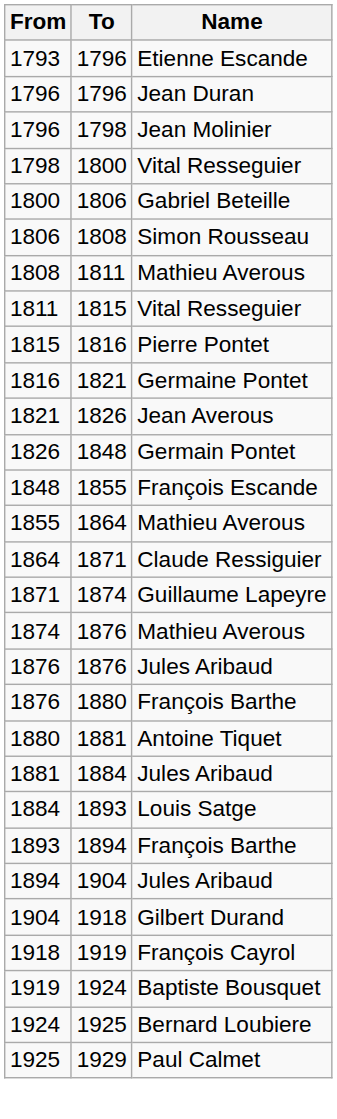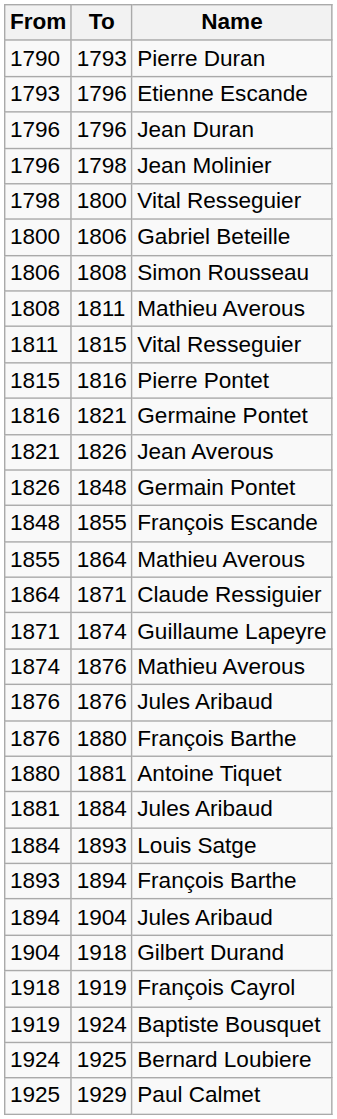+ row: (35, 58)
